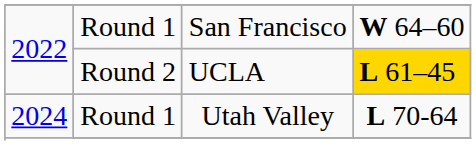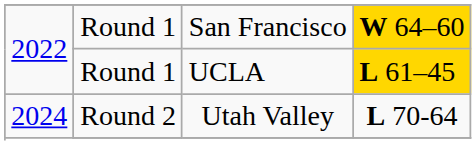(412, 26) no background -> (412, 26) gold background
(128, 71) Round 2 -> (128, 71) Round 1
(128, 115) Round 1 -> (128, 115) Round 2
